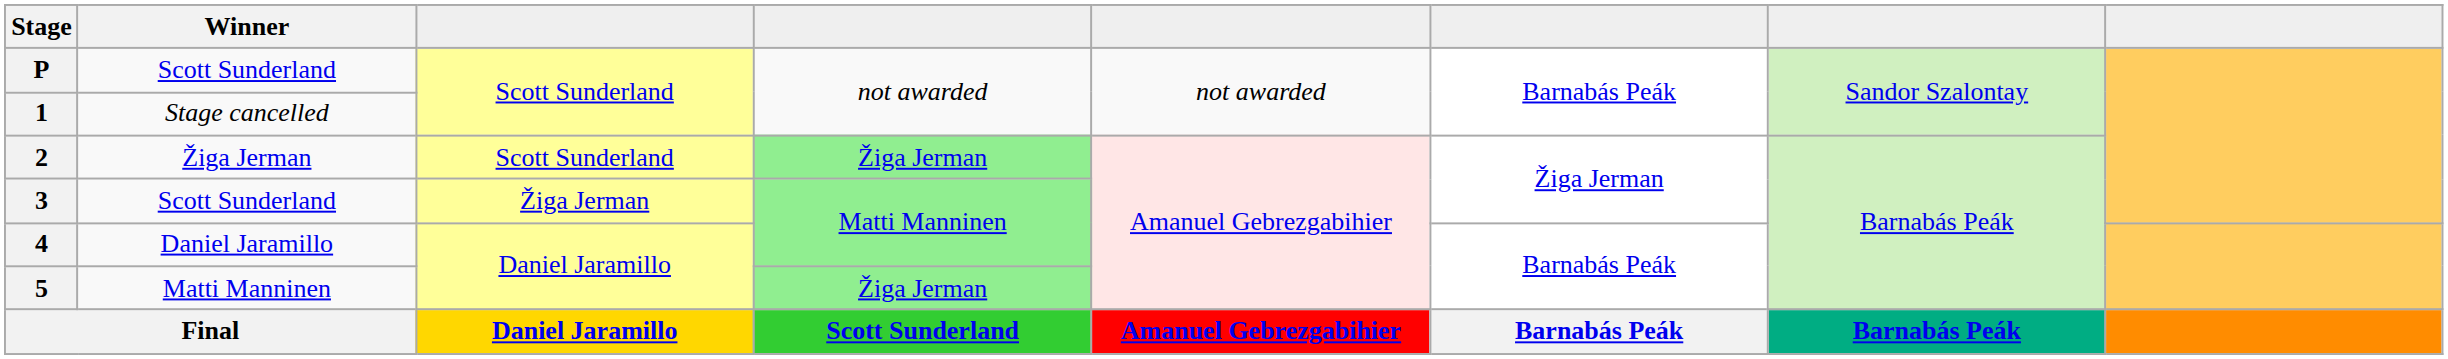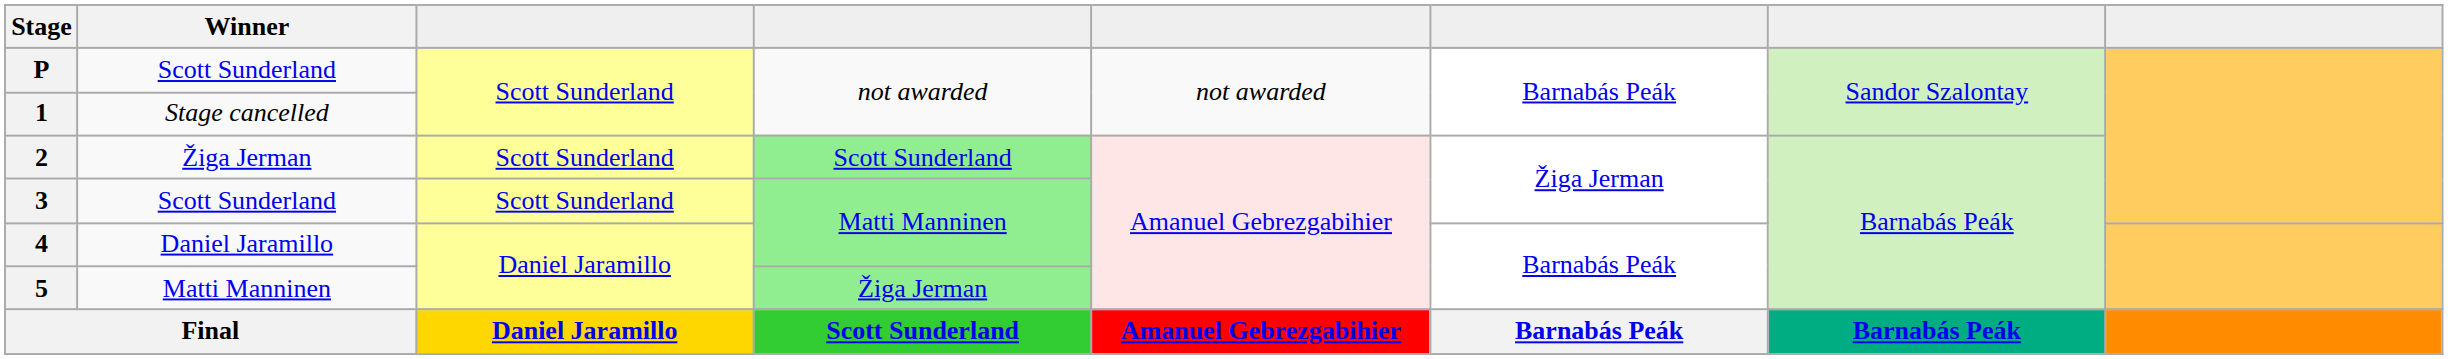(923, 157) Žiga Jerman -> (923, 157) Scott Sunderland
(585, 200) Žiga Jerman -> (585, 200) Scott Sunderland
